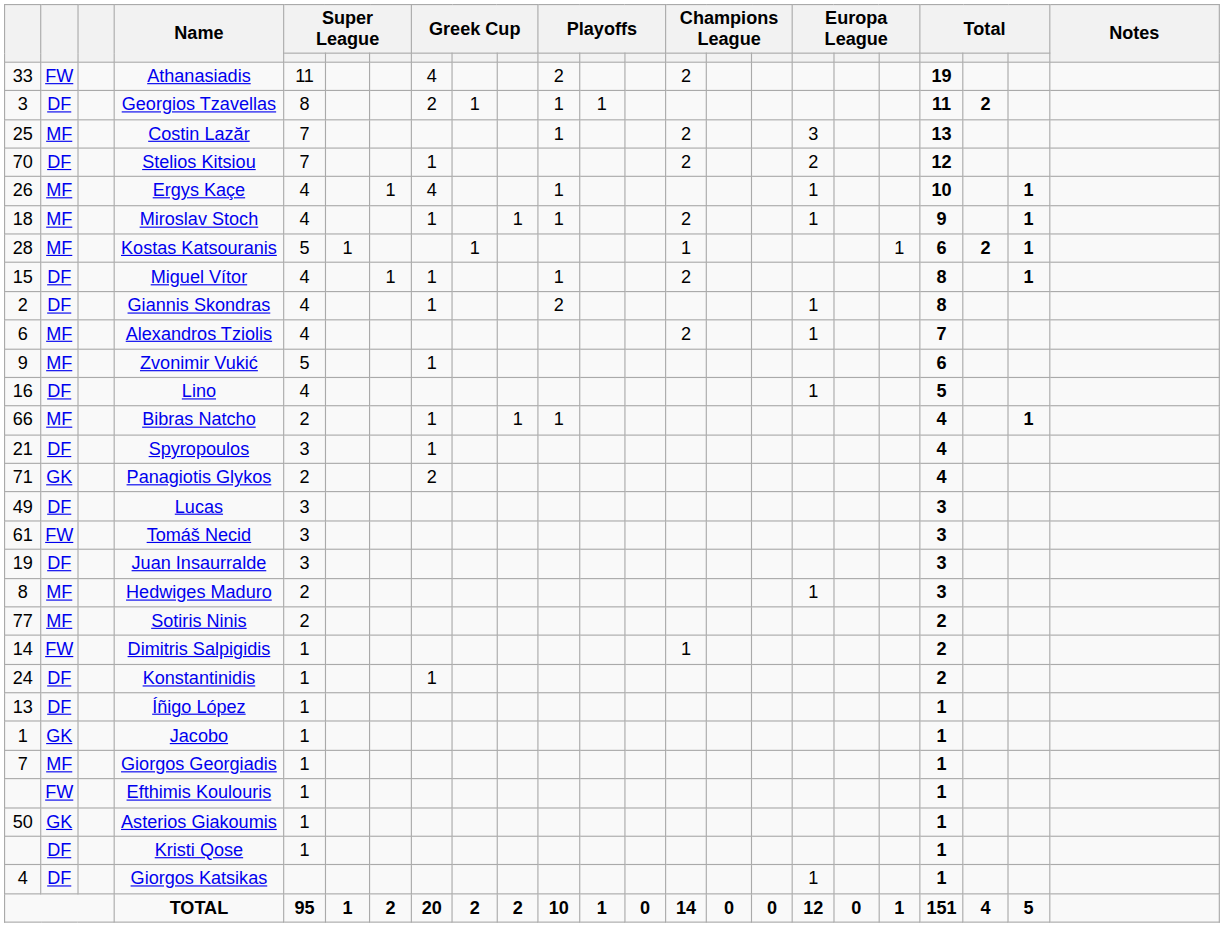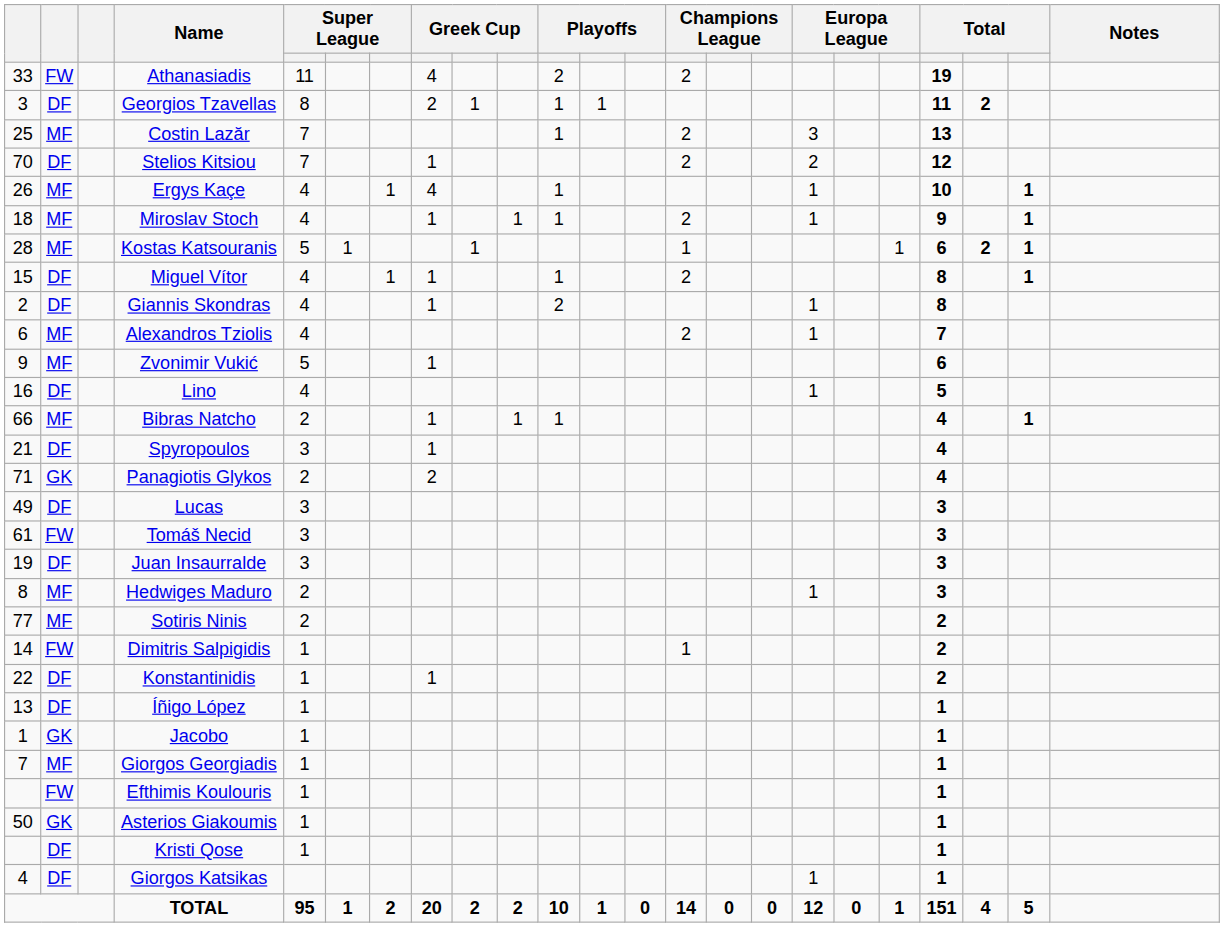(23, 678) 24 -> (23, 678) 22
